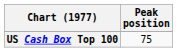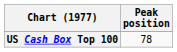(146, 39) 75 -> (146, 39) 78
